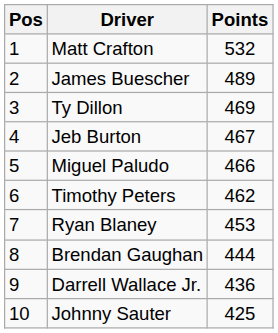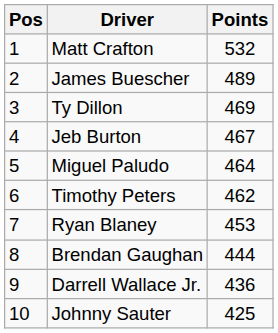(240, 166) 466 -> (240, 166) 464
